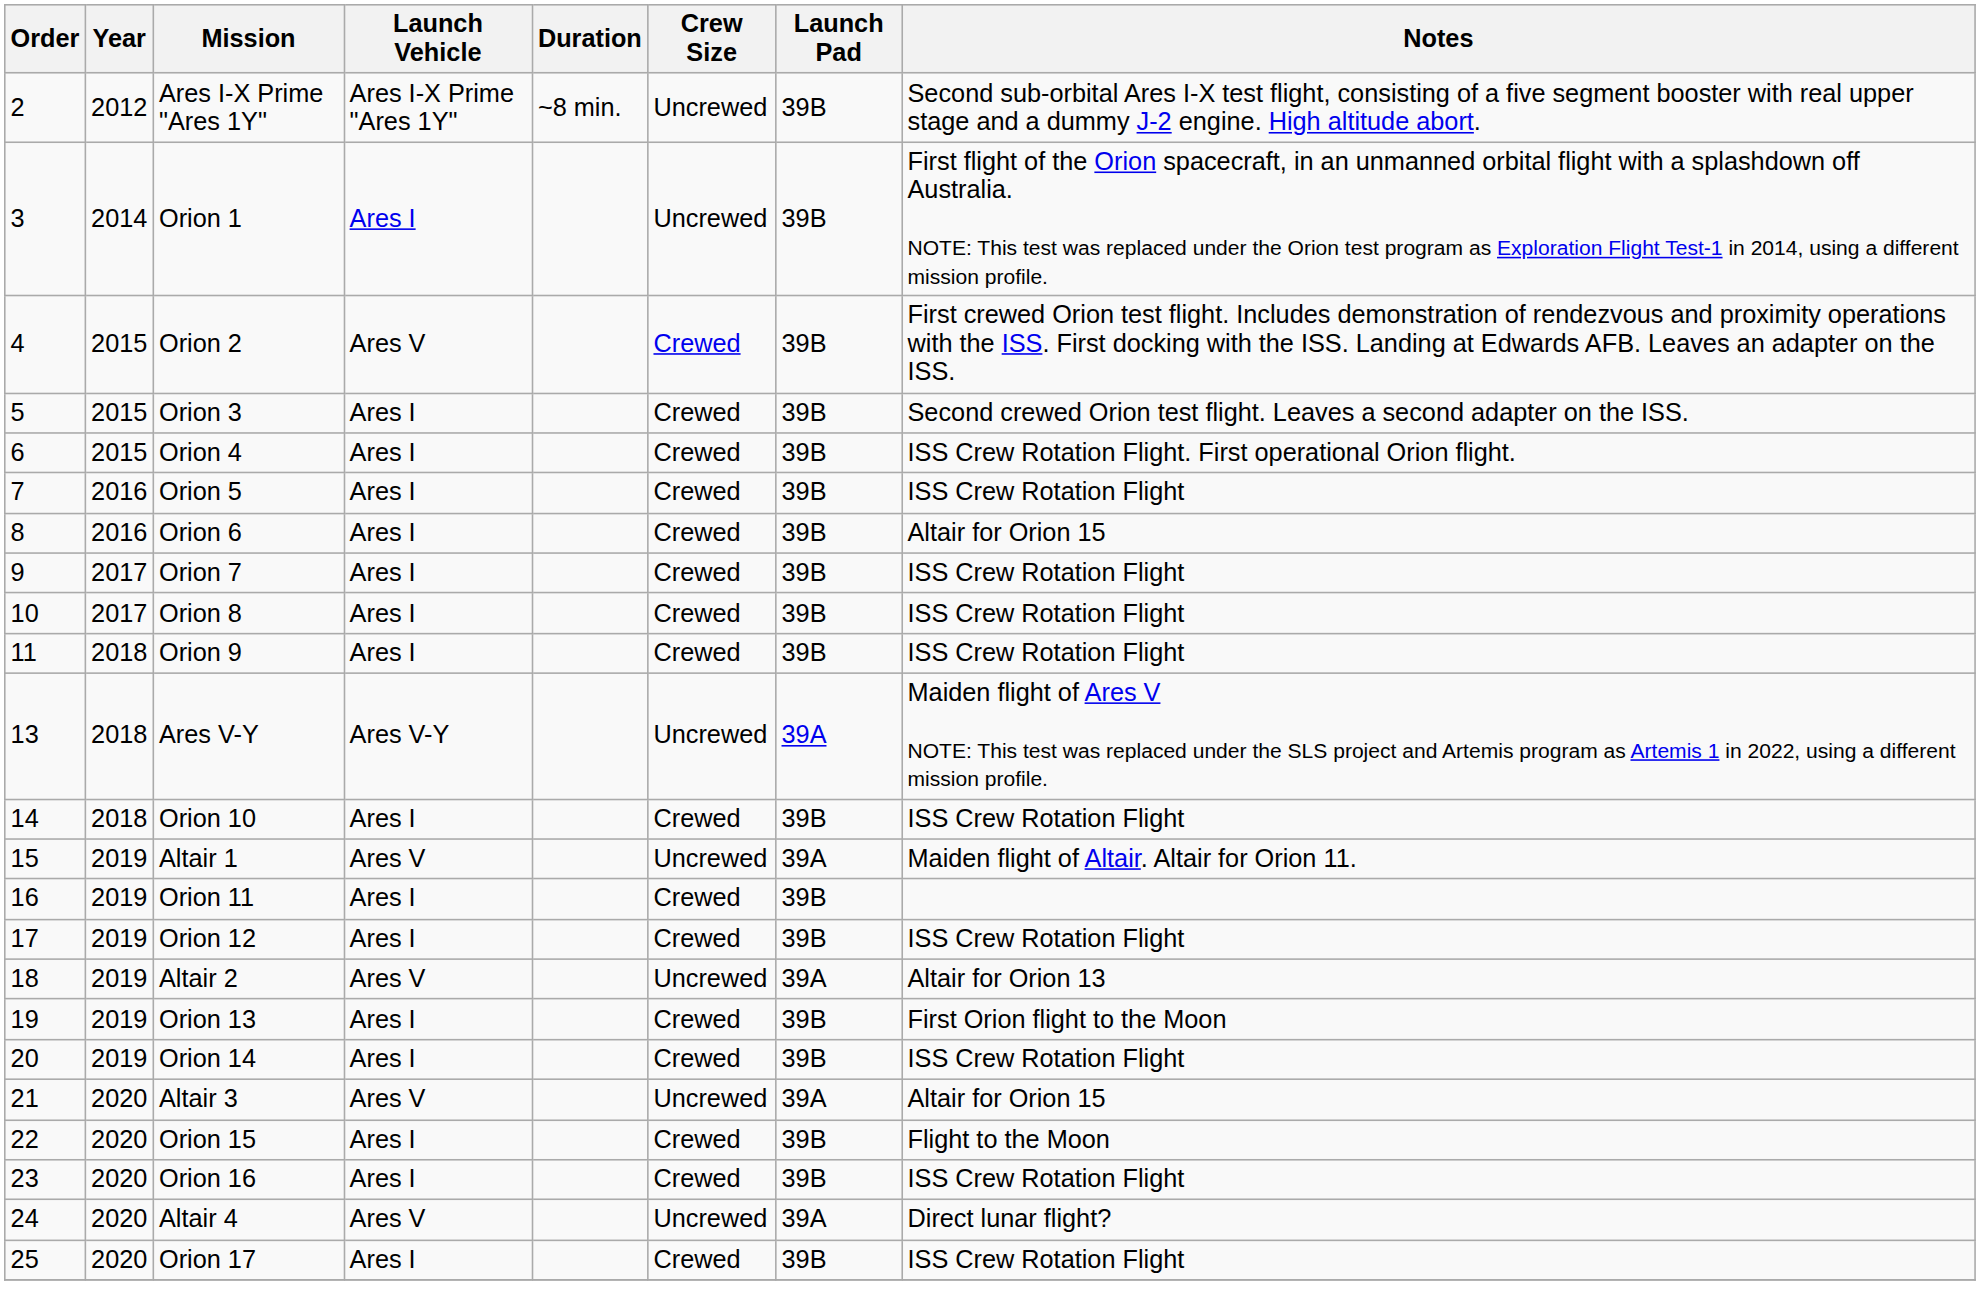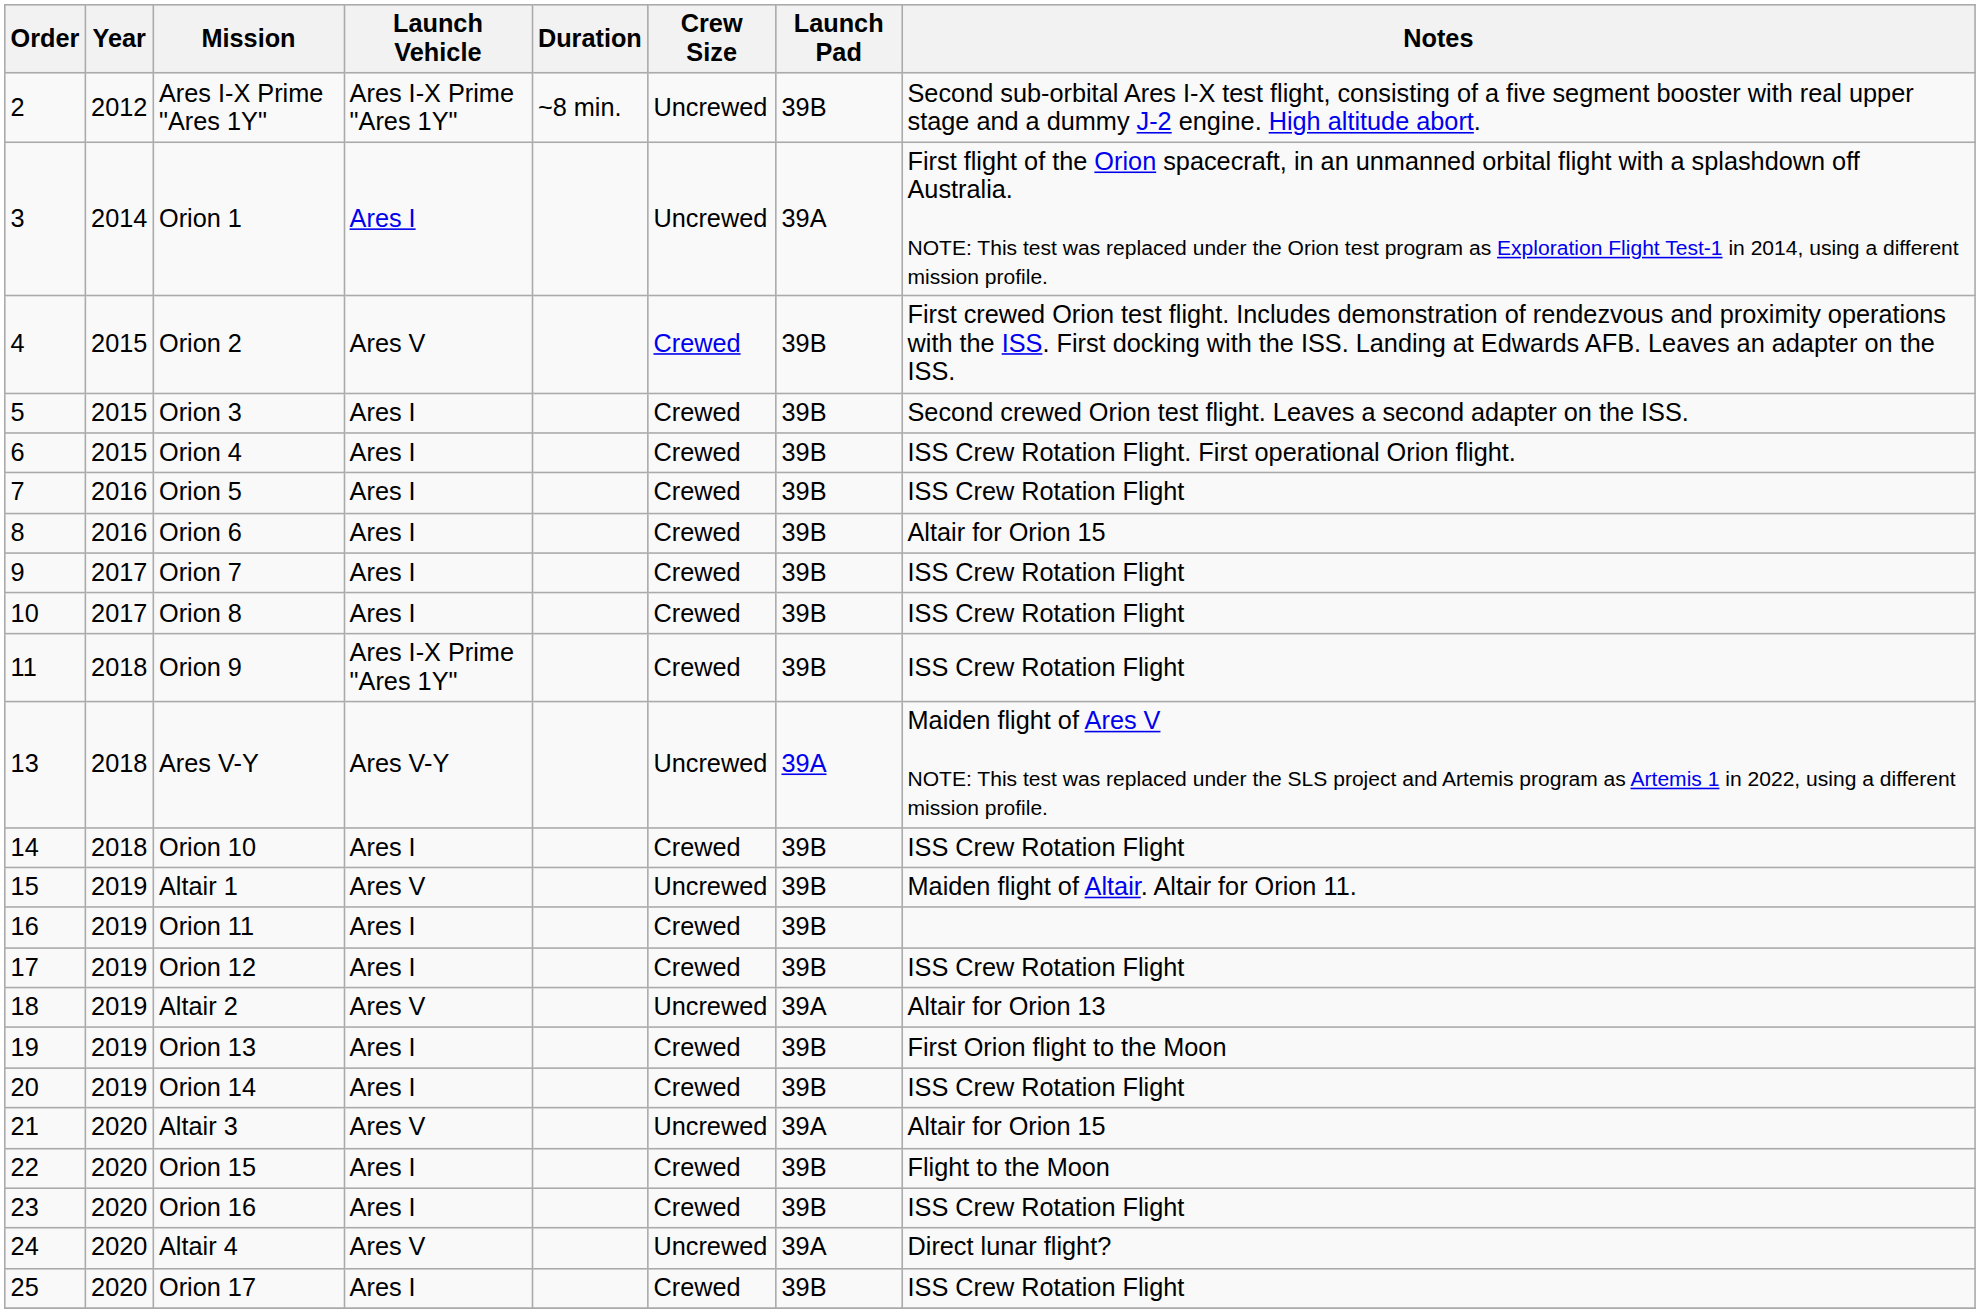(804, 218) 39B -> (804, 218) 39A
(383, 652) Ares I -> (432, 667) Ares I-X Prime "Ares 1Y"
(804, 858) 39A -> (804, 887) 39B
